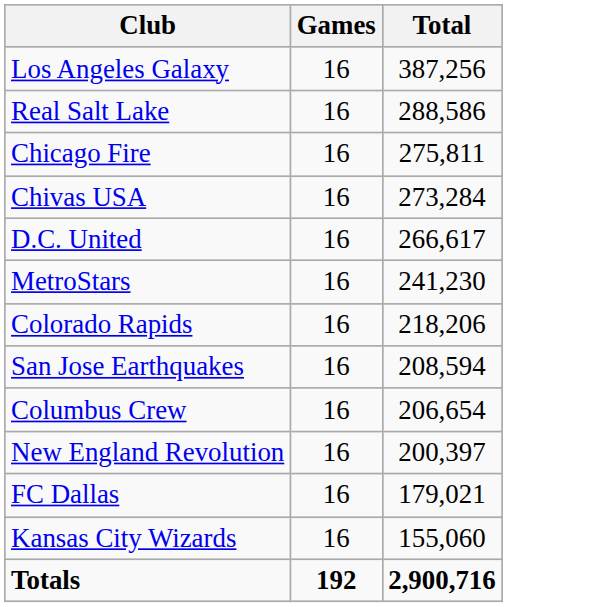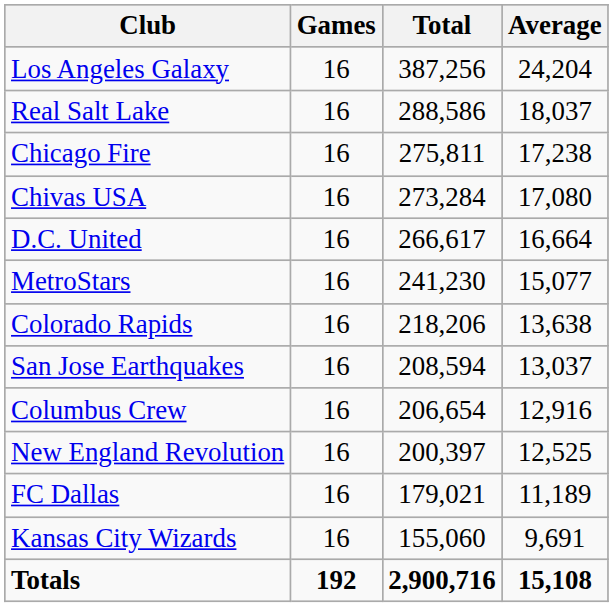+ column: (555, 25)
